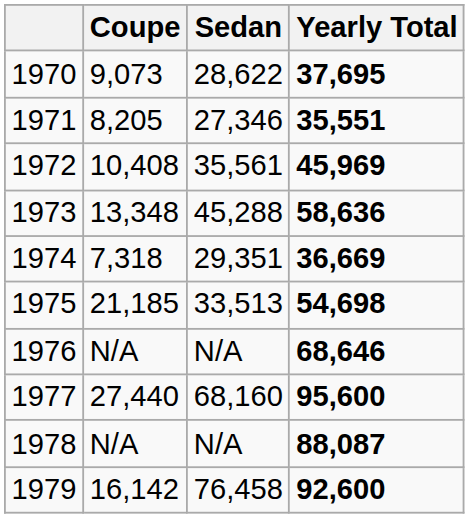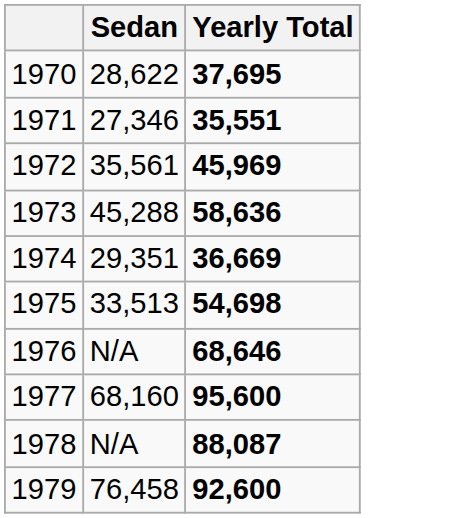- column: (135, 27)
